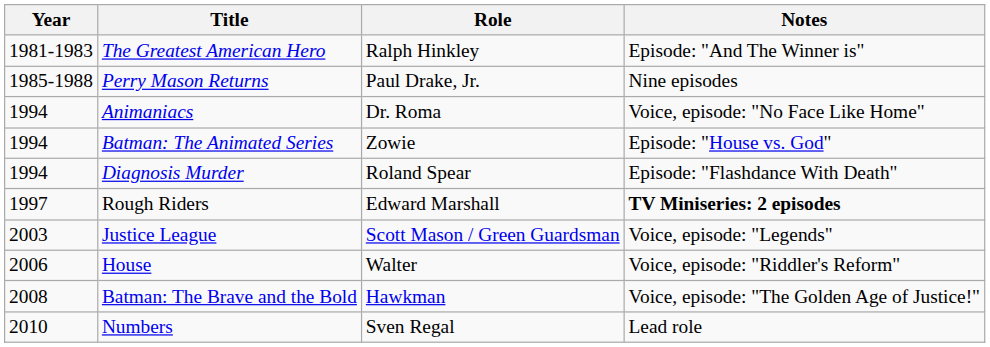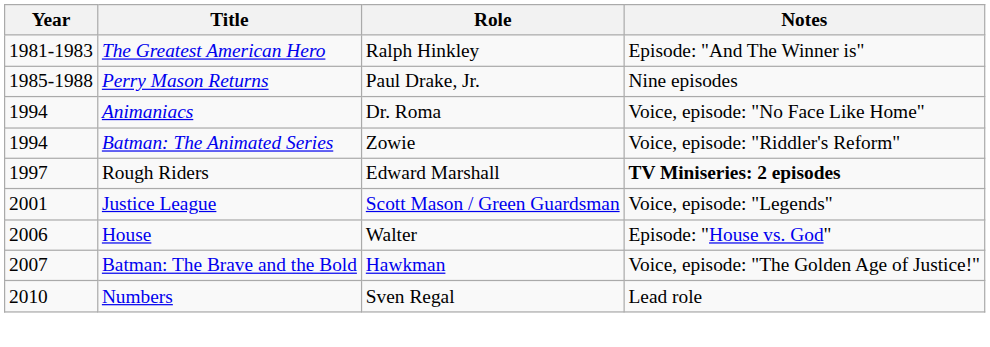(730, 142) Episode: "House vs. God" -> (764, 142) Voice, episode: "Riddler's Reform"
- row: (173, 173)
(28, 234) 2003 -> (28, 204) 2001
(764, 265) Voice, episode: "Riddler's Reform" -> (730, 234) Episode: "House vs. God"
(28, 296) 2008 -> (28, 265) 2007
